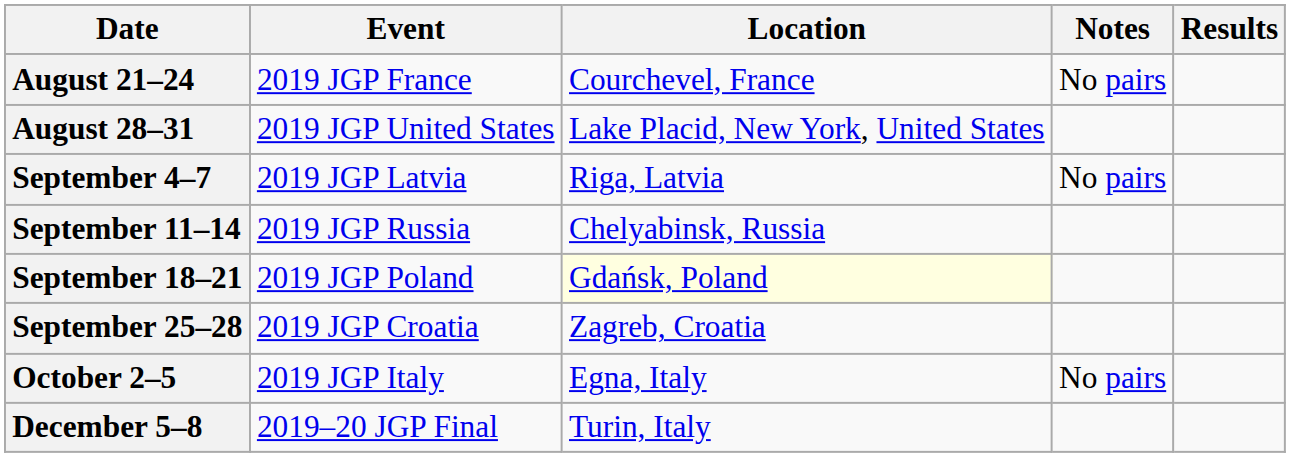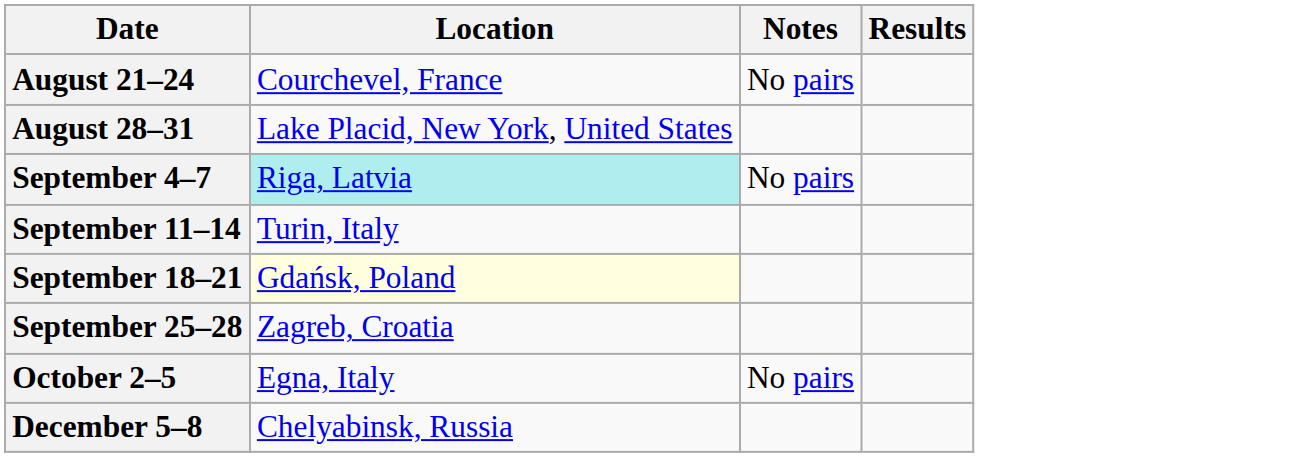- column: (406, 29)
(647, 178) no background -> (334, 178) paleturquoise background
(697, 228) Chelyabinsk, Russia -> (328, 228) Turin, Italy
(640, 427) Turin, Italy -> (385, 427) Chelyabinsk, Russia
